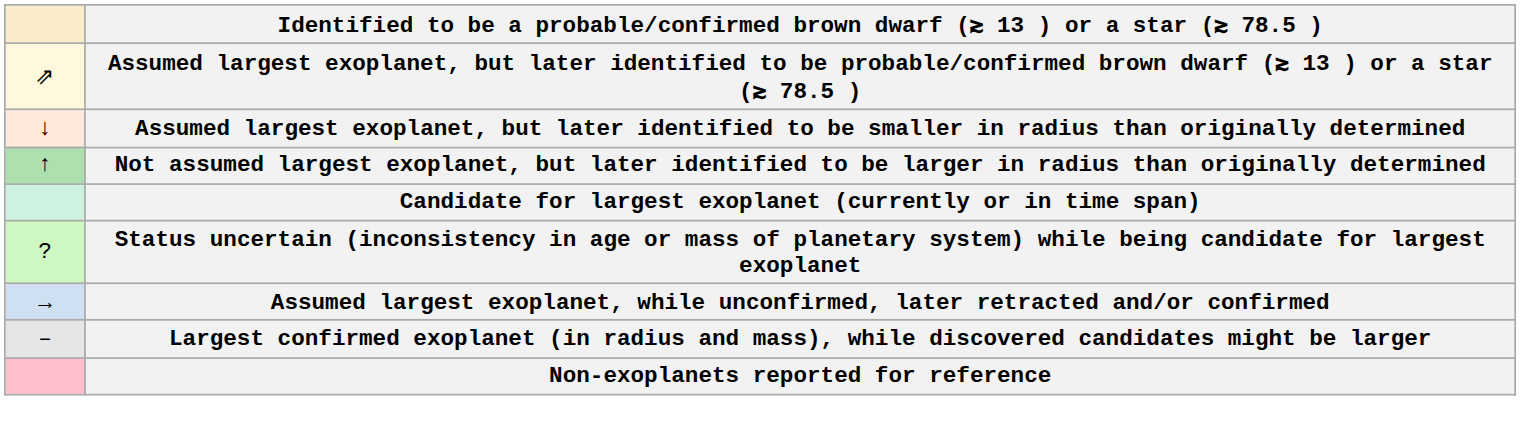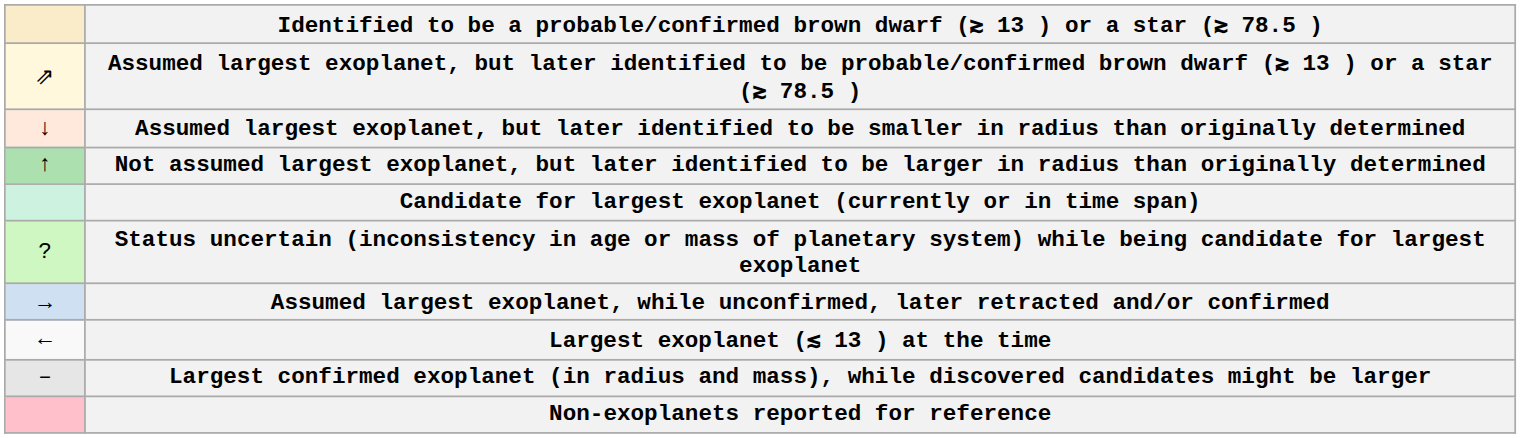+ row: (800, 341)
